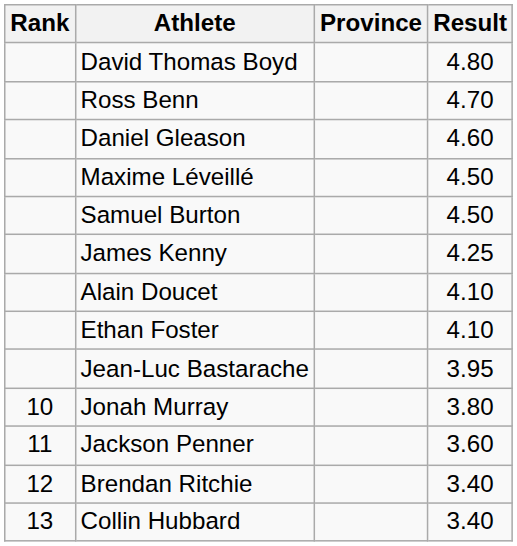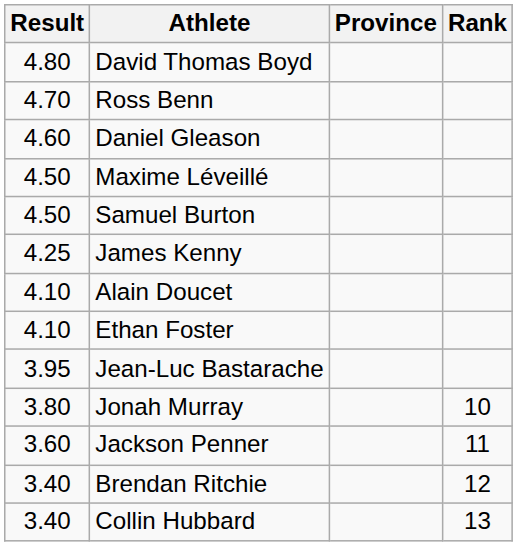columns swapped: (40, 23) <-> (470, 23)
